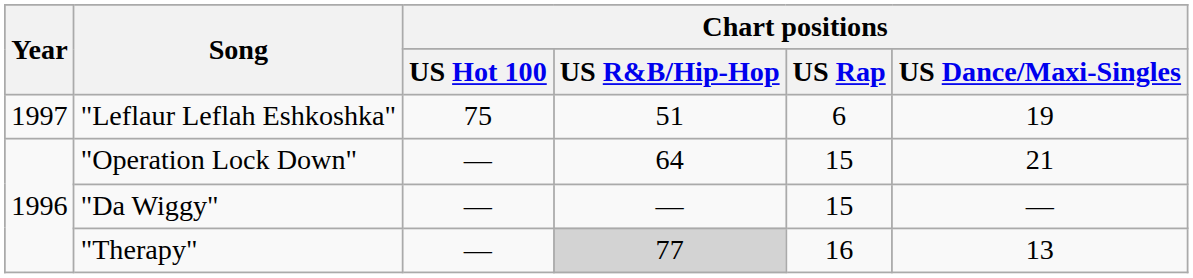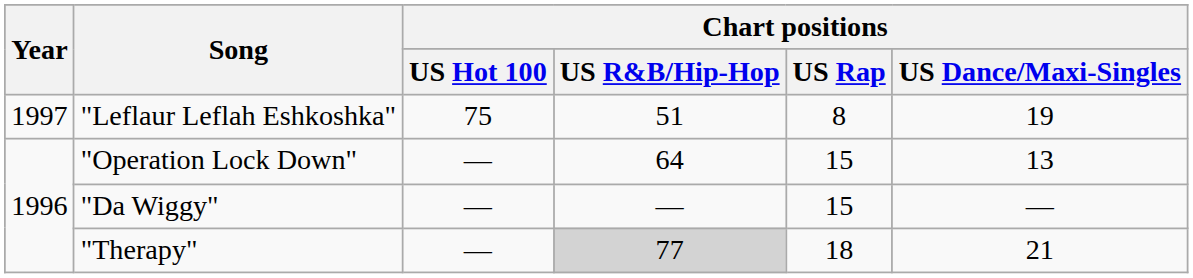(839, 116) 6 -> (839, 116) 8
(1040, 160) 21 -> (1040, 160) 13
(839, 250) 16 -> (839, 250) 18
(1040, 250) 13 -> (1040, 250) 21
